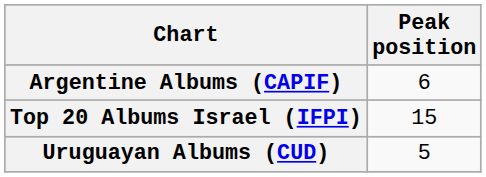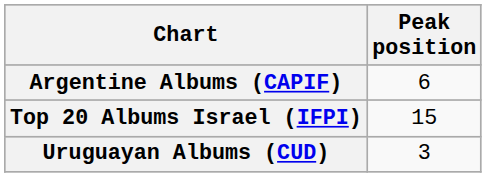(424, 154) 5 -> (424, 154) 3
